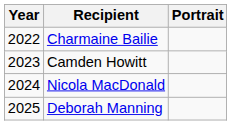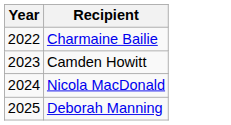- column: (198, 16)
